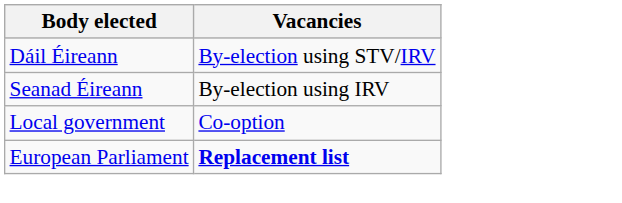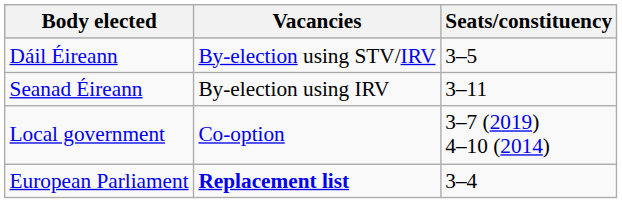+ column: (529, 21)
